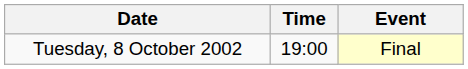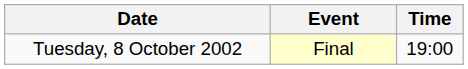columns swapped: (304, 19) <-> (401, 19)
